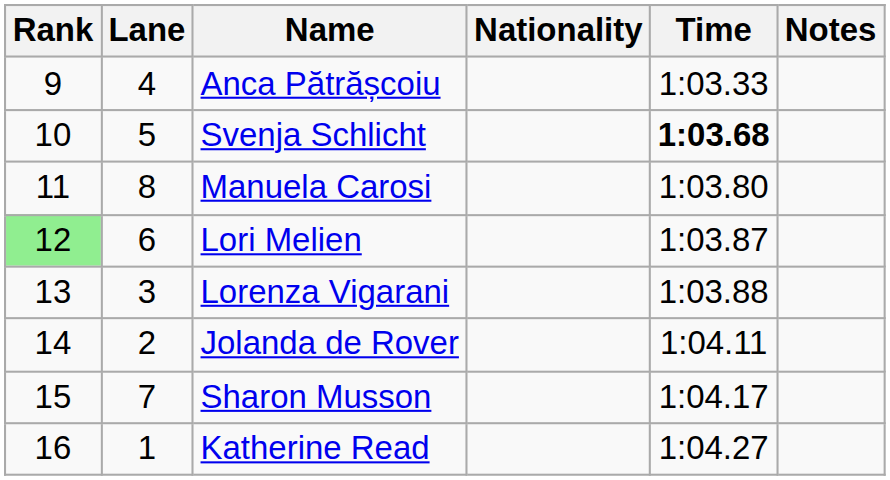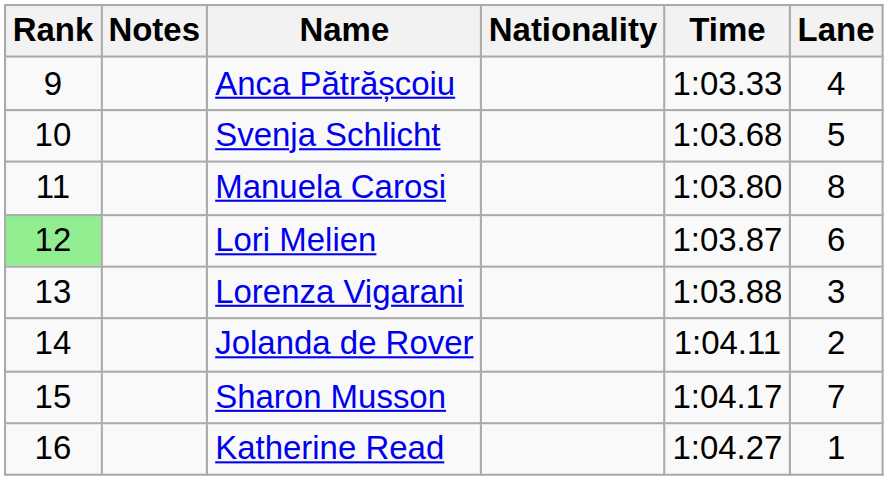columns swapped: (147, 30) <-> (831, 30)
(714, 135) bold -> (727, 135) normal
